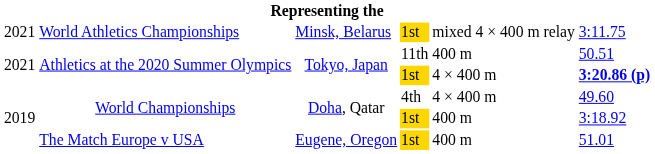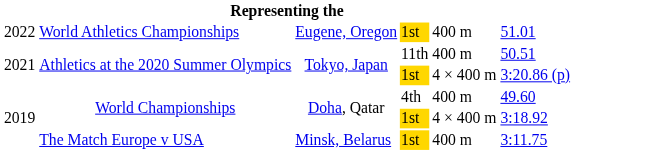(20, 32) 2021 -> (20, 32) 2022
(343, 32) Minsk, Belarus -> (346, 32) Eugene, Oregon
(504, 32) mixed 4 × 400 m relay -> (452, 32) 400 m
(602, 32) 3:11.75 -> (518, 32) 51.01
(614, 75) bold -> (535, 75) normal
(464, 97) 4 × 400 m -> (452, 97) 400 m
(452, 118) 400 m -> (464, 118) 4 × 400 m
(346, 140) Eugene, Oregon -> (343, 140) Minsk, Belarus
(596, 140) 51.01 -> (524, 140) 3:11.75
